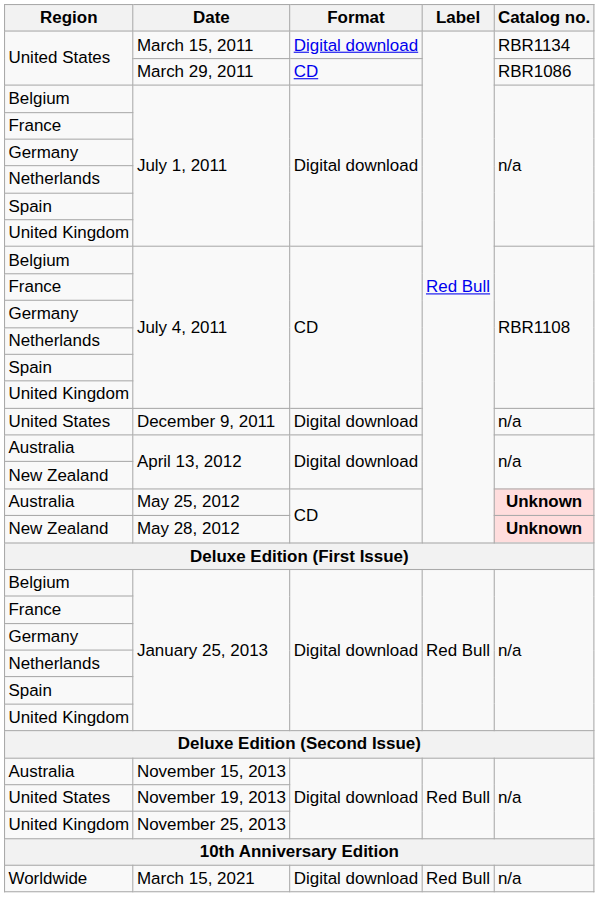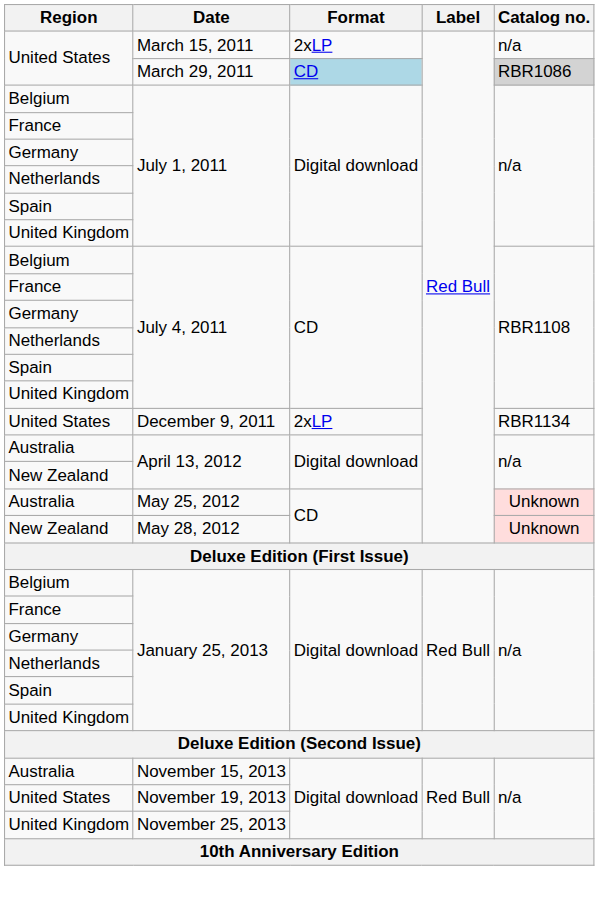(356, 44) Digital download -> (313, 44) 2xLP
(534, 44) RBR1134 -> (510, 44) n/a
(306, 71) no background -> (306, 71) lightblue background
(535, 71) no background -> (535, 71) lightgrey background
(356, 421) Digital download -> (313, 421) 2xLP
(510, 421) n/a -> (534, 421) RBR1134
(544, 502) bold -> (544, 502) normal
(544, 529) bold -> (544, 529) normal
- row: (48, 878)
